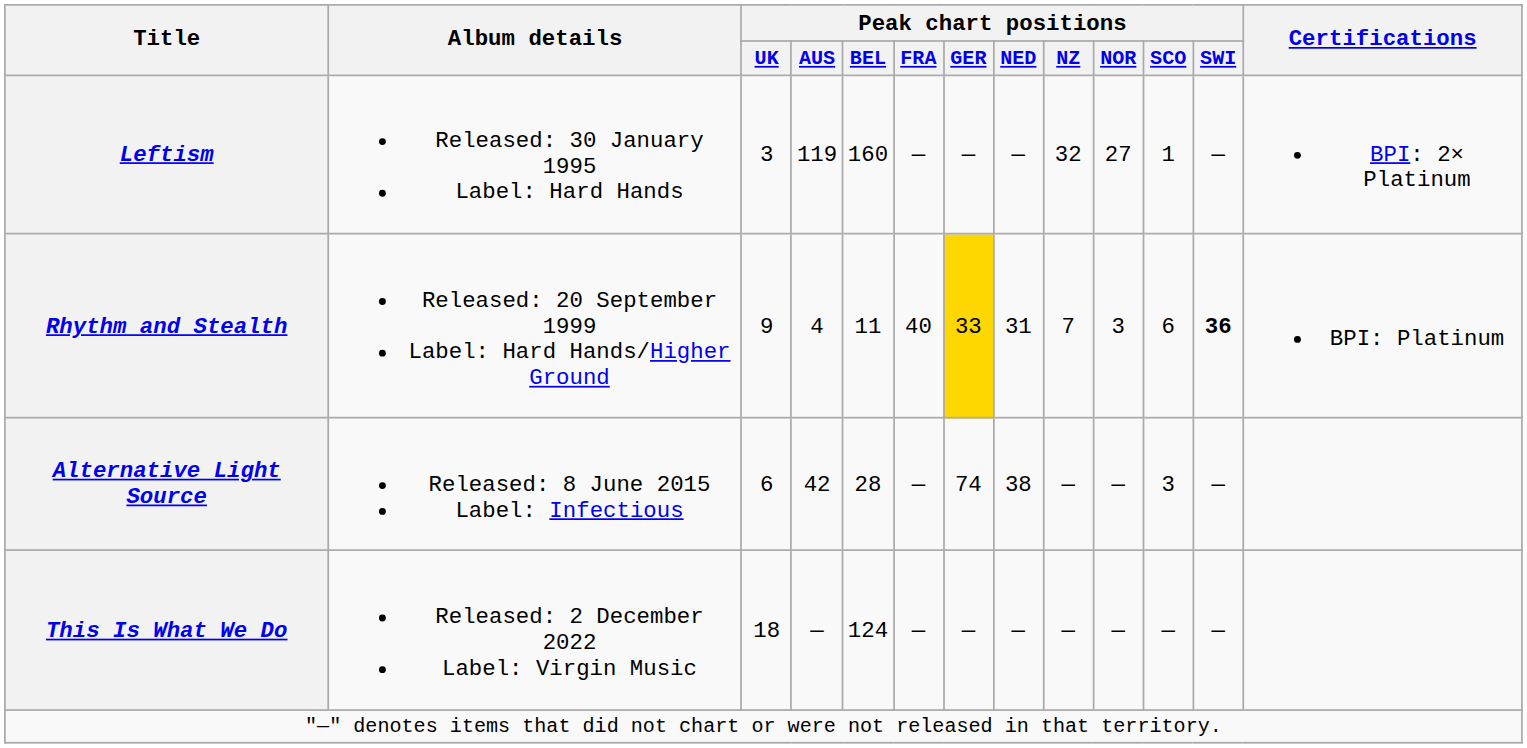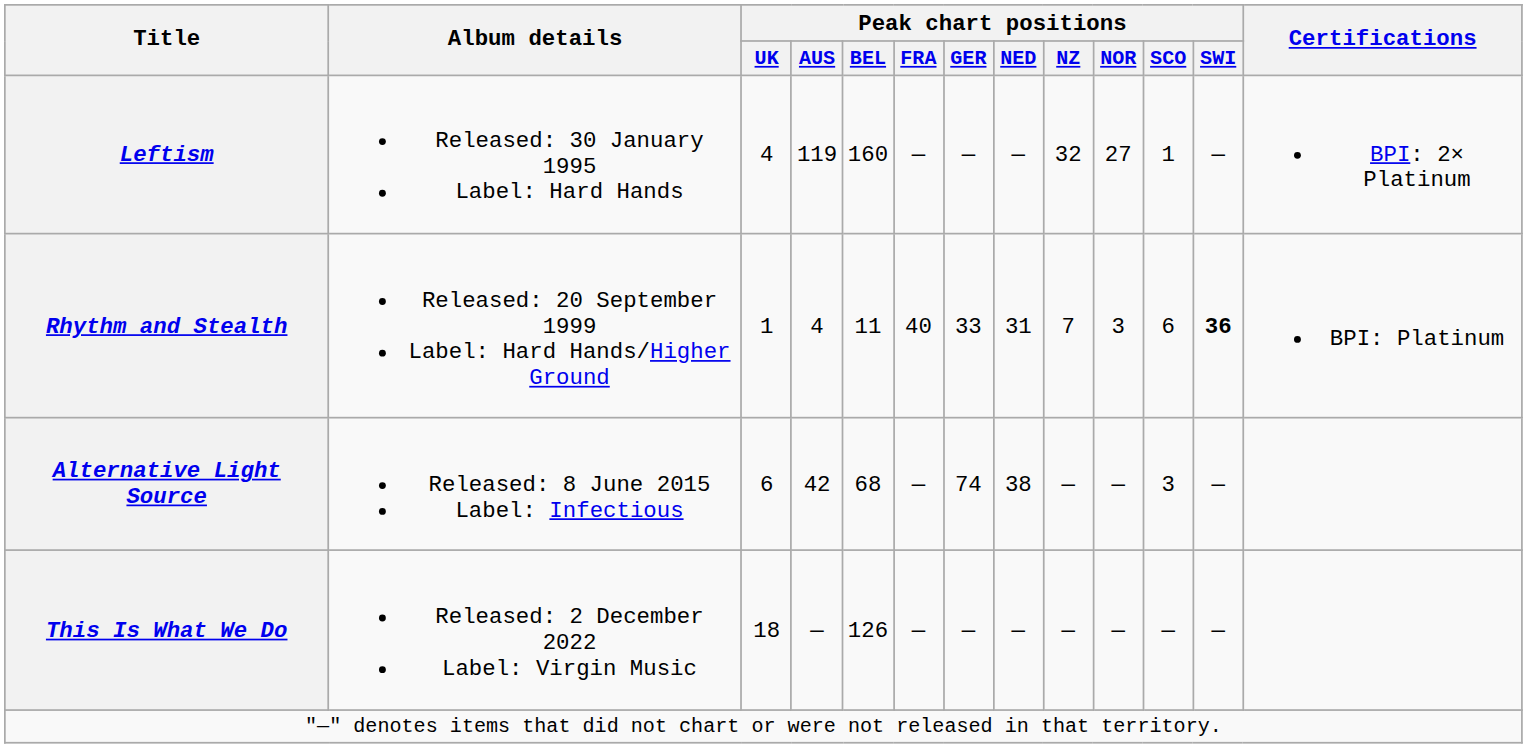(767, 154) 3 -> (767, 154) 4
(767, 326) 9 -> (767, 326) 1
(968, 326) gold background -> (968, 326) no background
(868, 484) 28 -> (868, 484) 68
(868, 630) 124 -> (868, 630) 126
